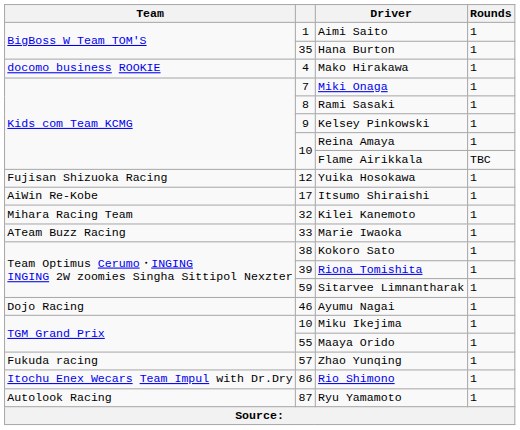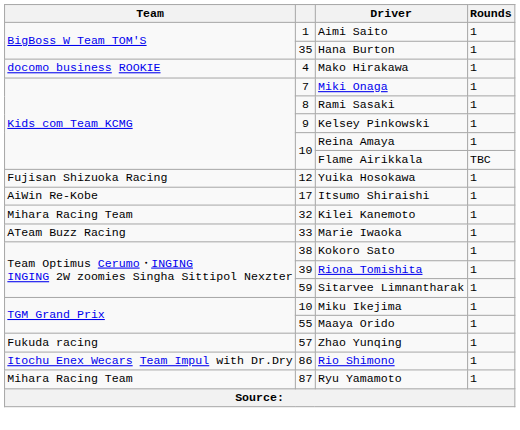- row: (356, 306)
(60, 398) Autolook Racing -> (70, 379) Mihara Racing Team
